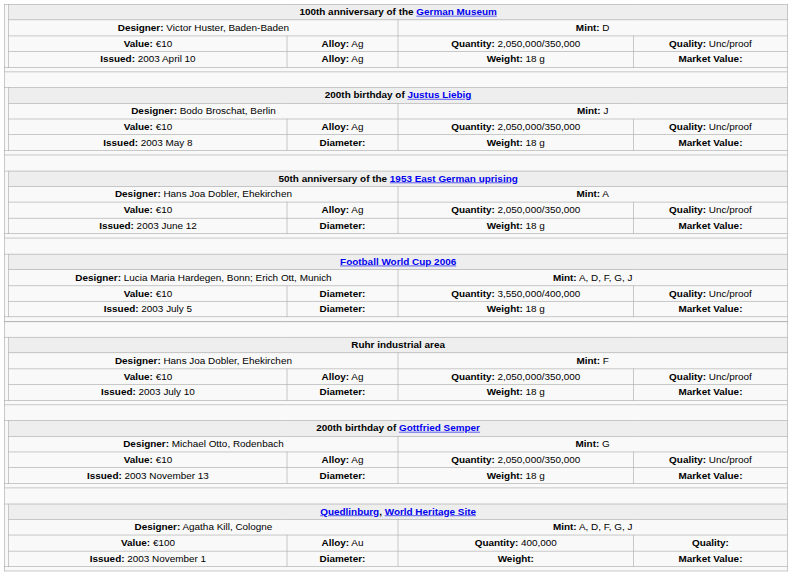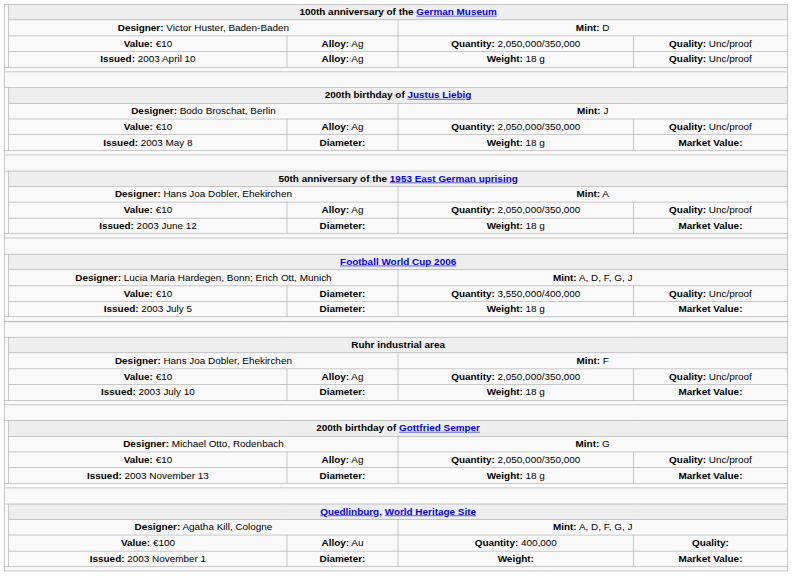(710, 59) Market Value: -> (710, 59) Quality: Unc/proof
